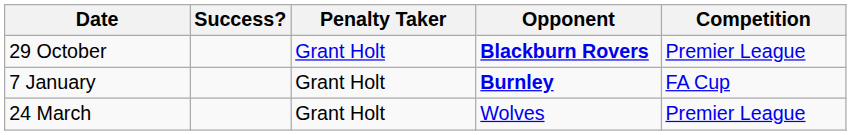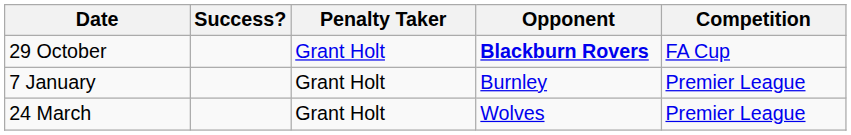(735, 51) Premier League -> (698, 51) FA Cup
(517, 82) bold -> (514, 82) normal
(698, 82) FA Cup -> (735, 82) Premier League
